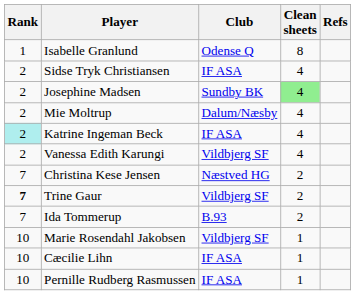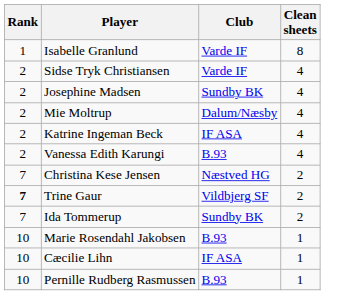- column: (335, 22)
(228, 50) Odense Q -> (224, 50) Varde IF
(222, 71) IF ASA -> (224, 71) Varde IF
(300, 92) lightgreen background -> (300, 92) no background
(23, 133) paleturquoise background -> (23, 133) no background
(235, 154) Vildbjerg SF -> (214, 154) B.93
(214, 216) B.93 -> (232, 216) Sundby BK
(235, 237) Vildbjerg SF -> (214, 237) B.93
(222, 279) IF ASA -> (214, 279) B.93
